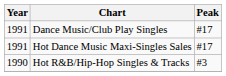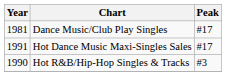(17, 29) 1991 -> (17, 29) 1981
